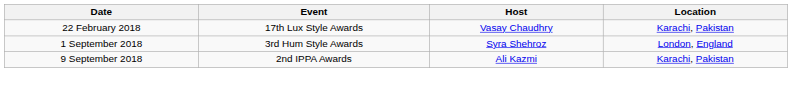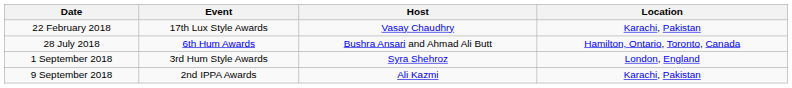+ row: (72, 43)
